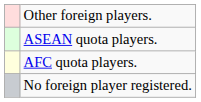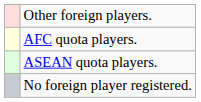rows swapped: (80, 62) <-> (91, 39)
